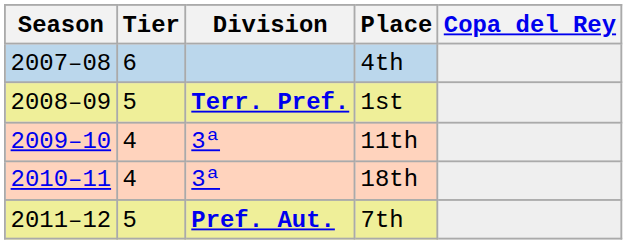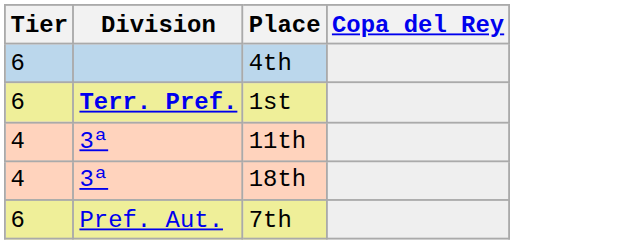- column: (61, 24)
(130, 102) 5 -> (18, 102) 6
(130, 219) 5 -> (18, 219) 6
(263, 219) bold -> (151, 219) normal
